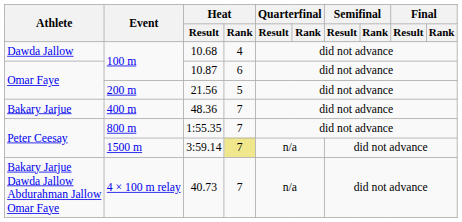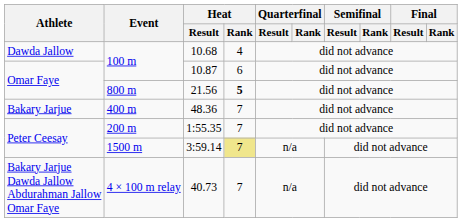(122, 90) 200 m -> (122, 90) 800 m
(240, 90) normal -> (240, 90) bold
(122, 128) 800 m -> (122, 128) 200 m
